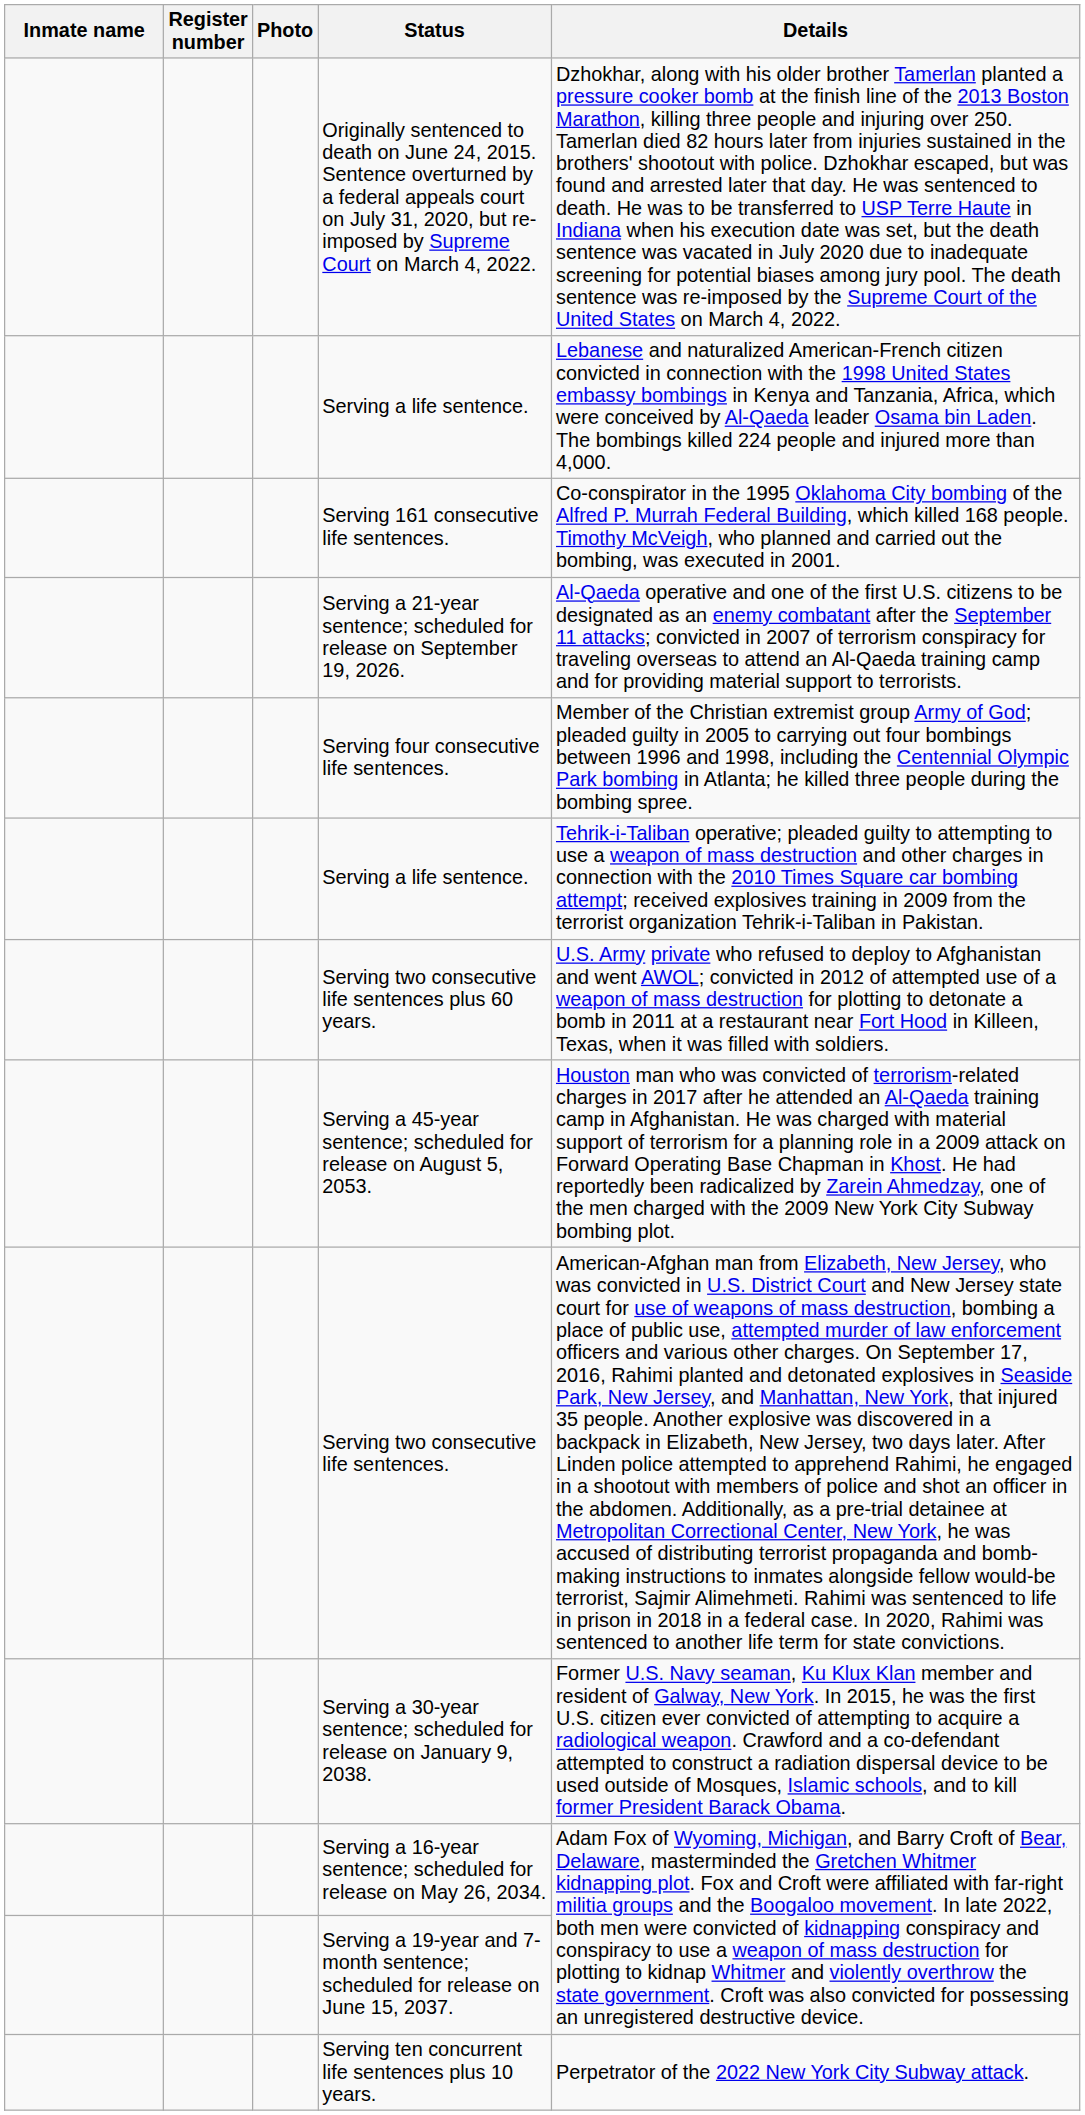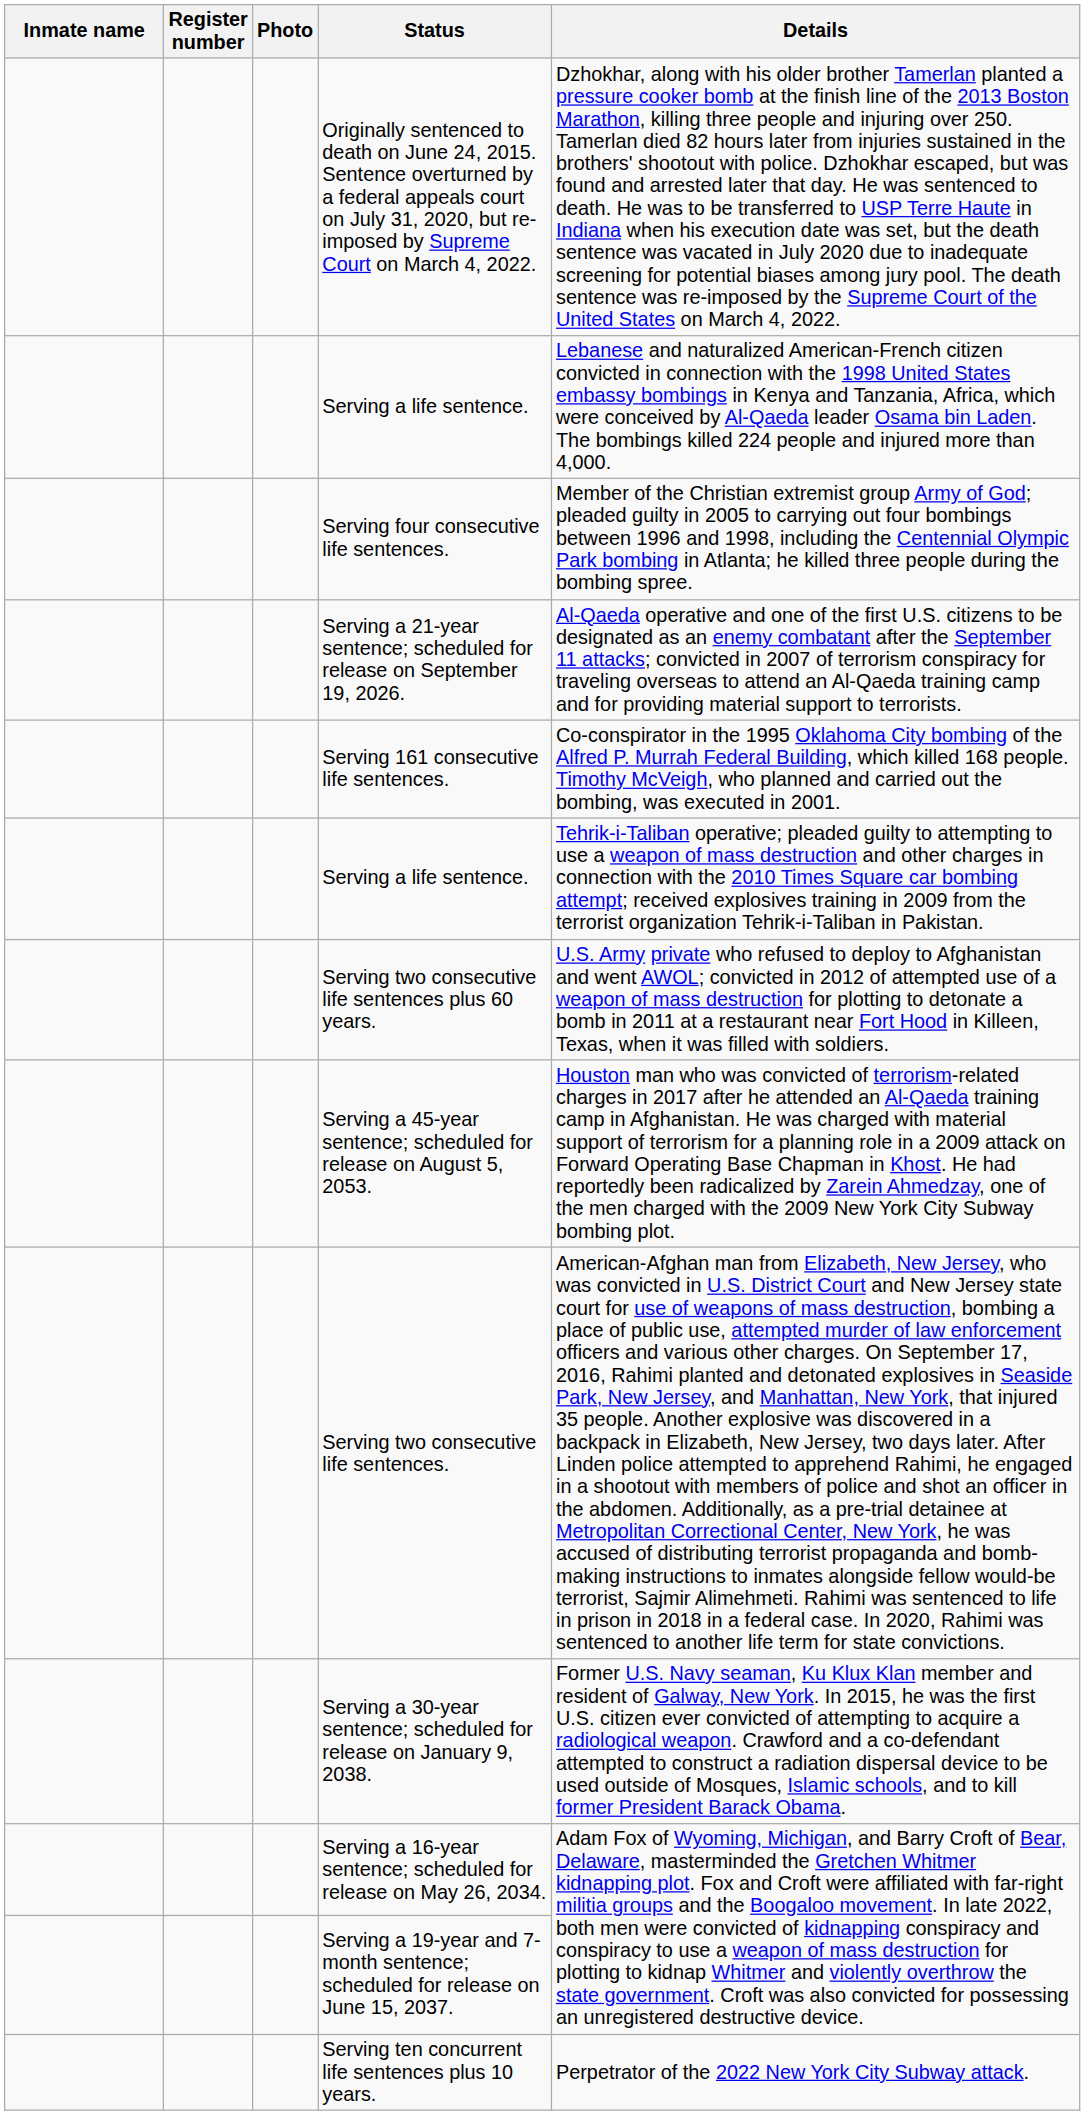rows swapped: (84, 528) <-> (84, 758)
